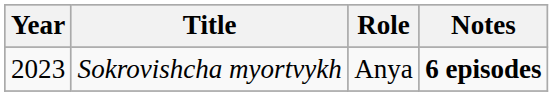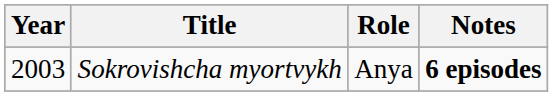(38, 68) 2023 -> (38, 68) 2003
